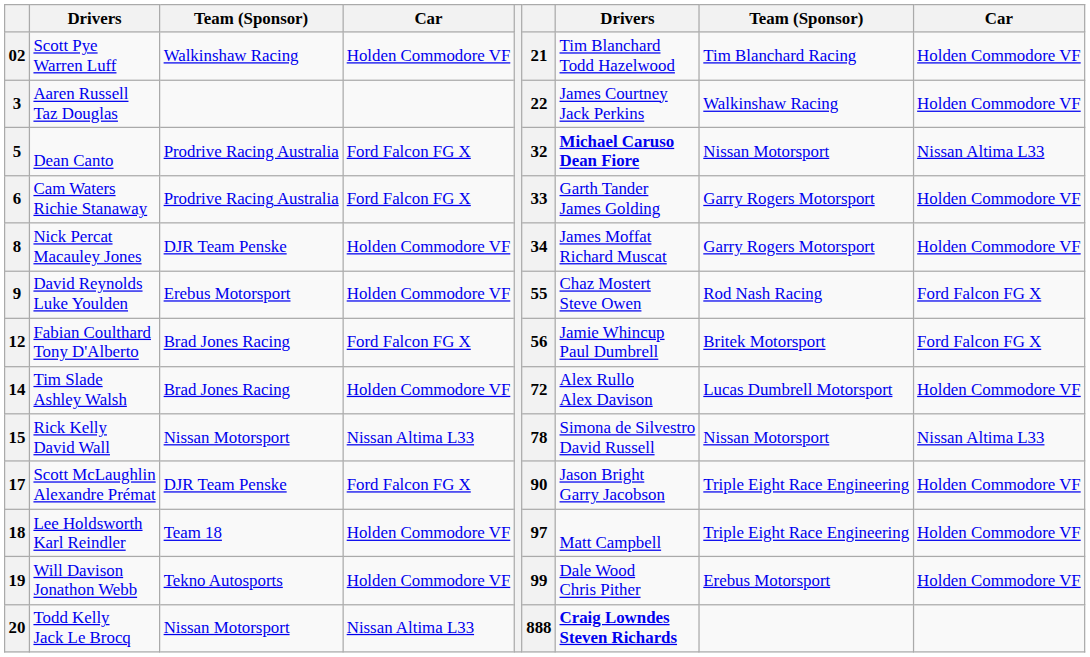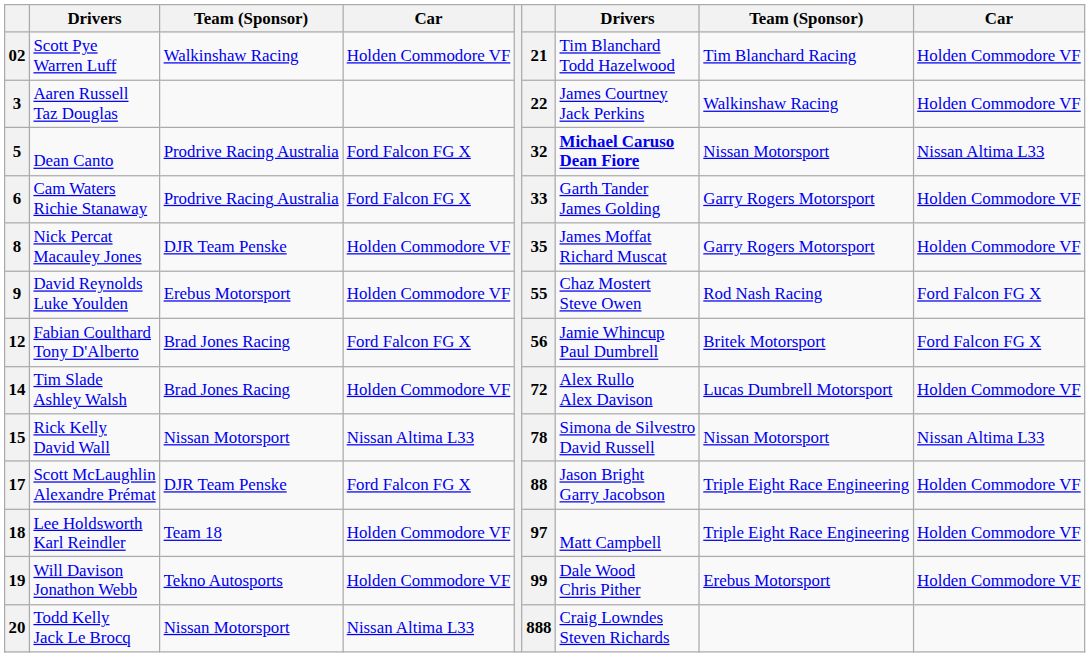(539, 246) 34 -> (539, 246) 35
(539, 484) 90 -> (539, 484) 88
(618, 627) bold -> (615, 627) normal
